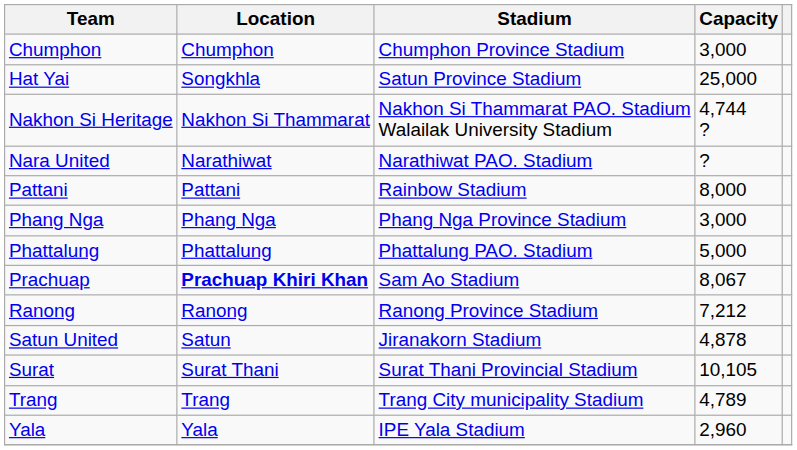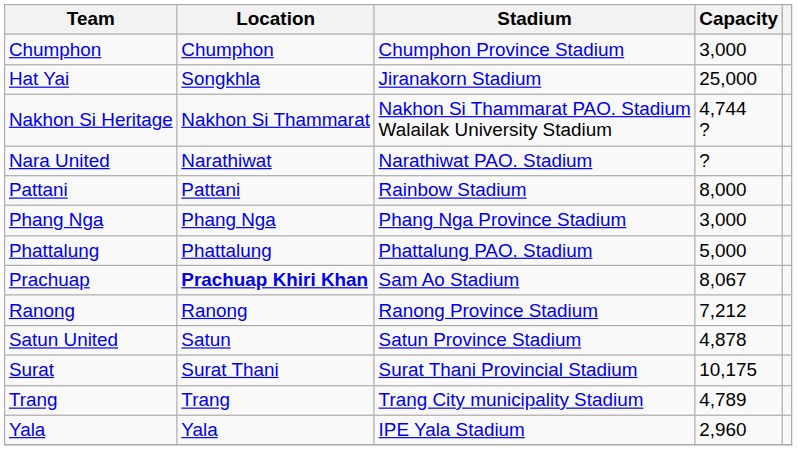(480, 79) Satun Province Stadium -> (460, 79) Jiranakorn Stadium
(460, 340) Jiranakorn Stadium -> (480, 340) Satun Province Stadium
(728, 370) 10,105 -> (728, 370) 10,175
